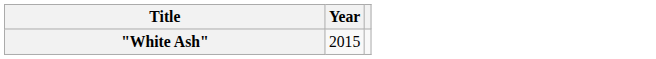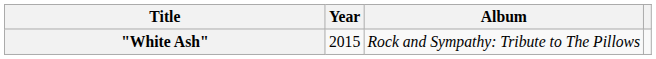+ column: (504, 16)
